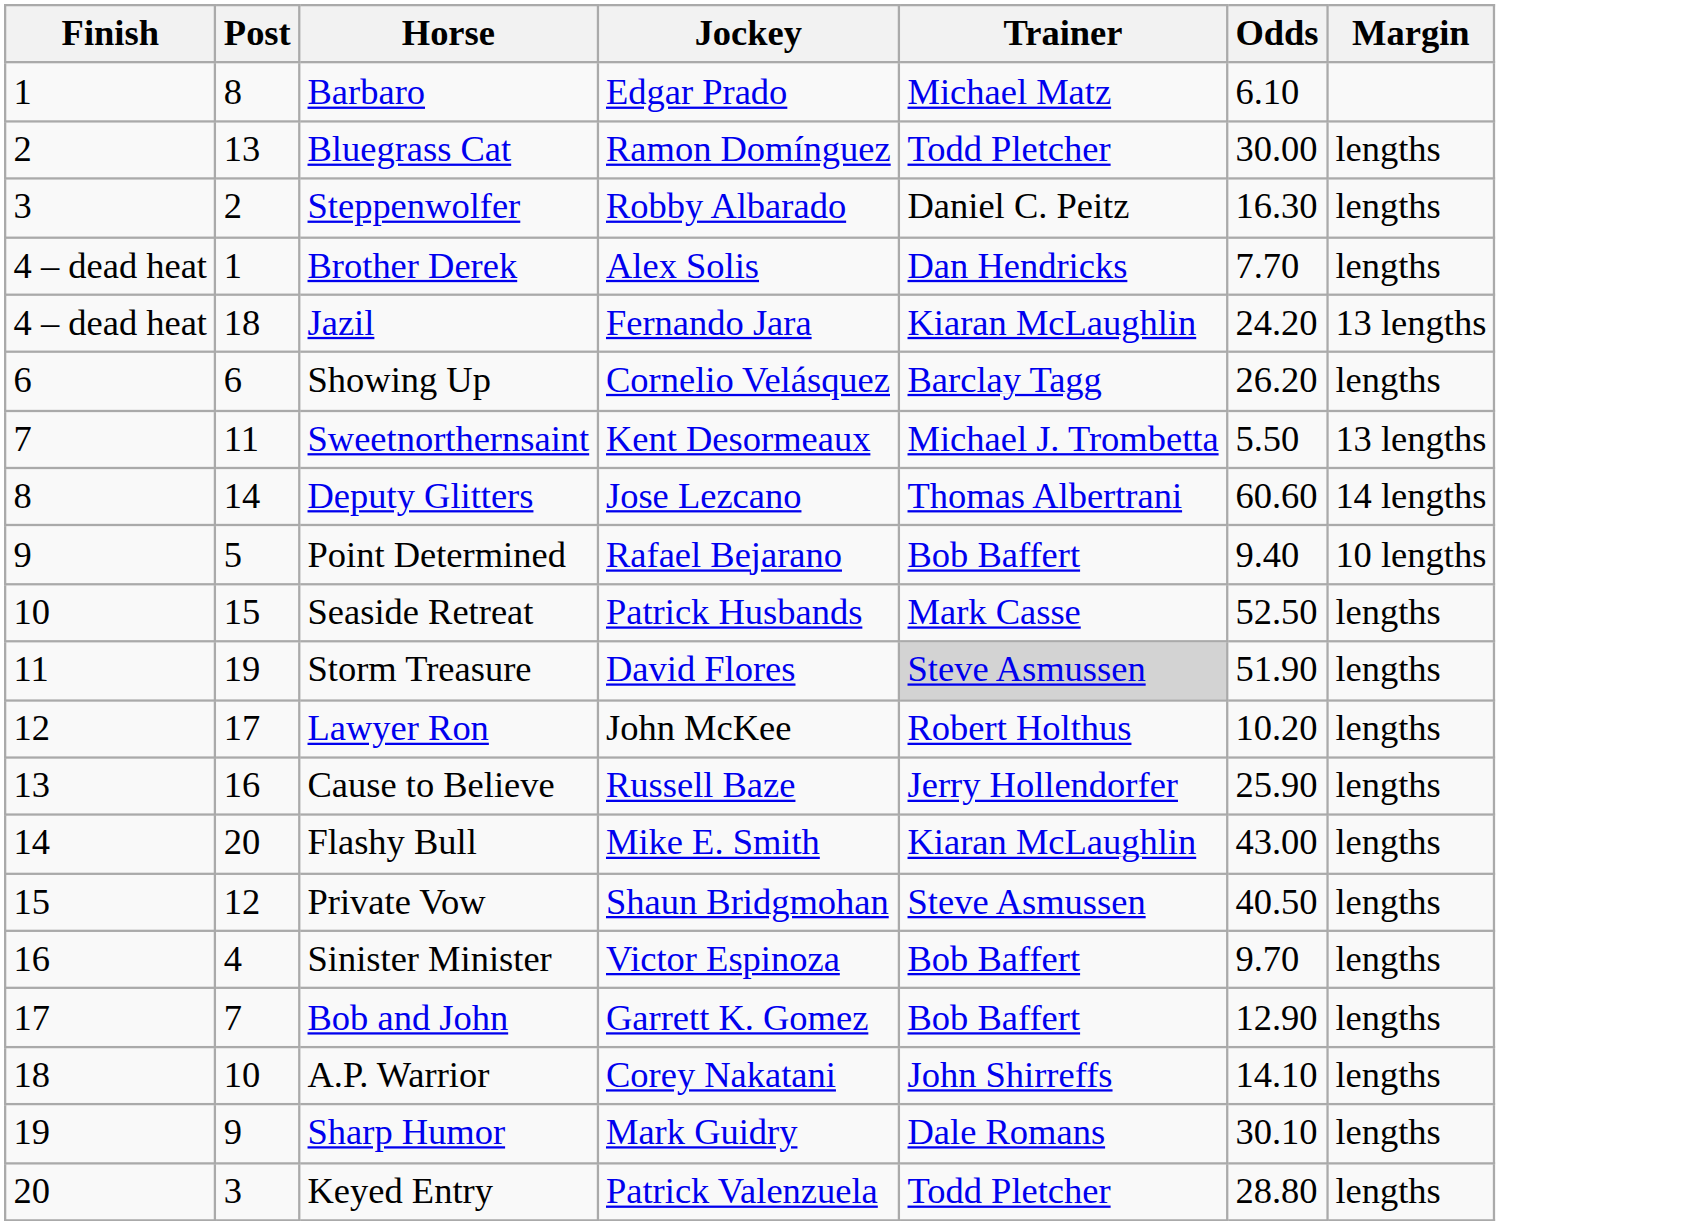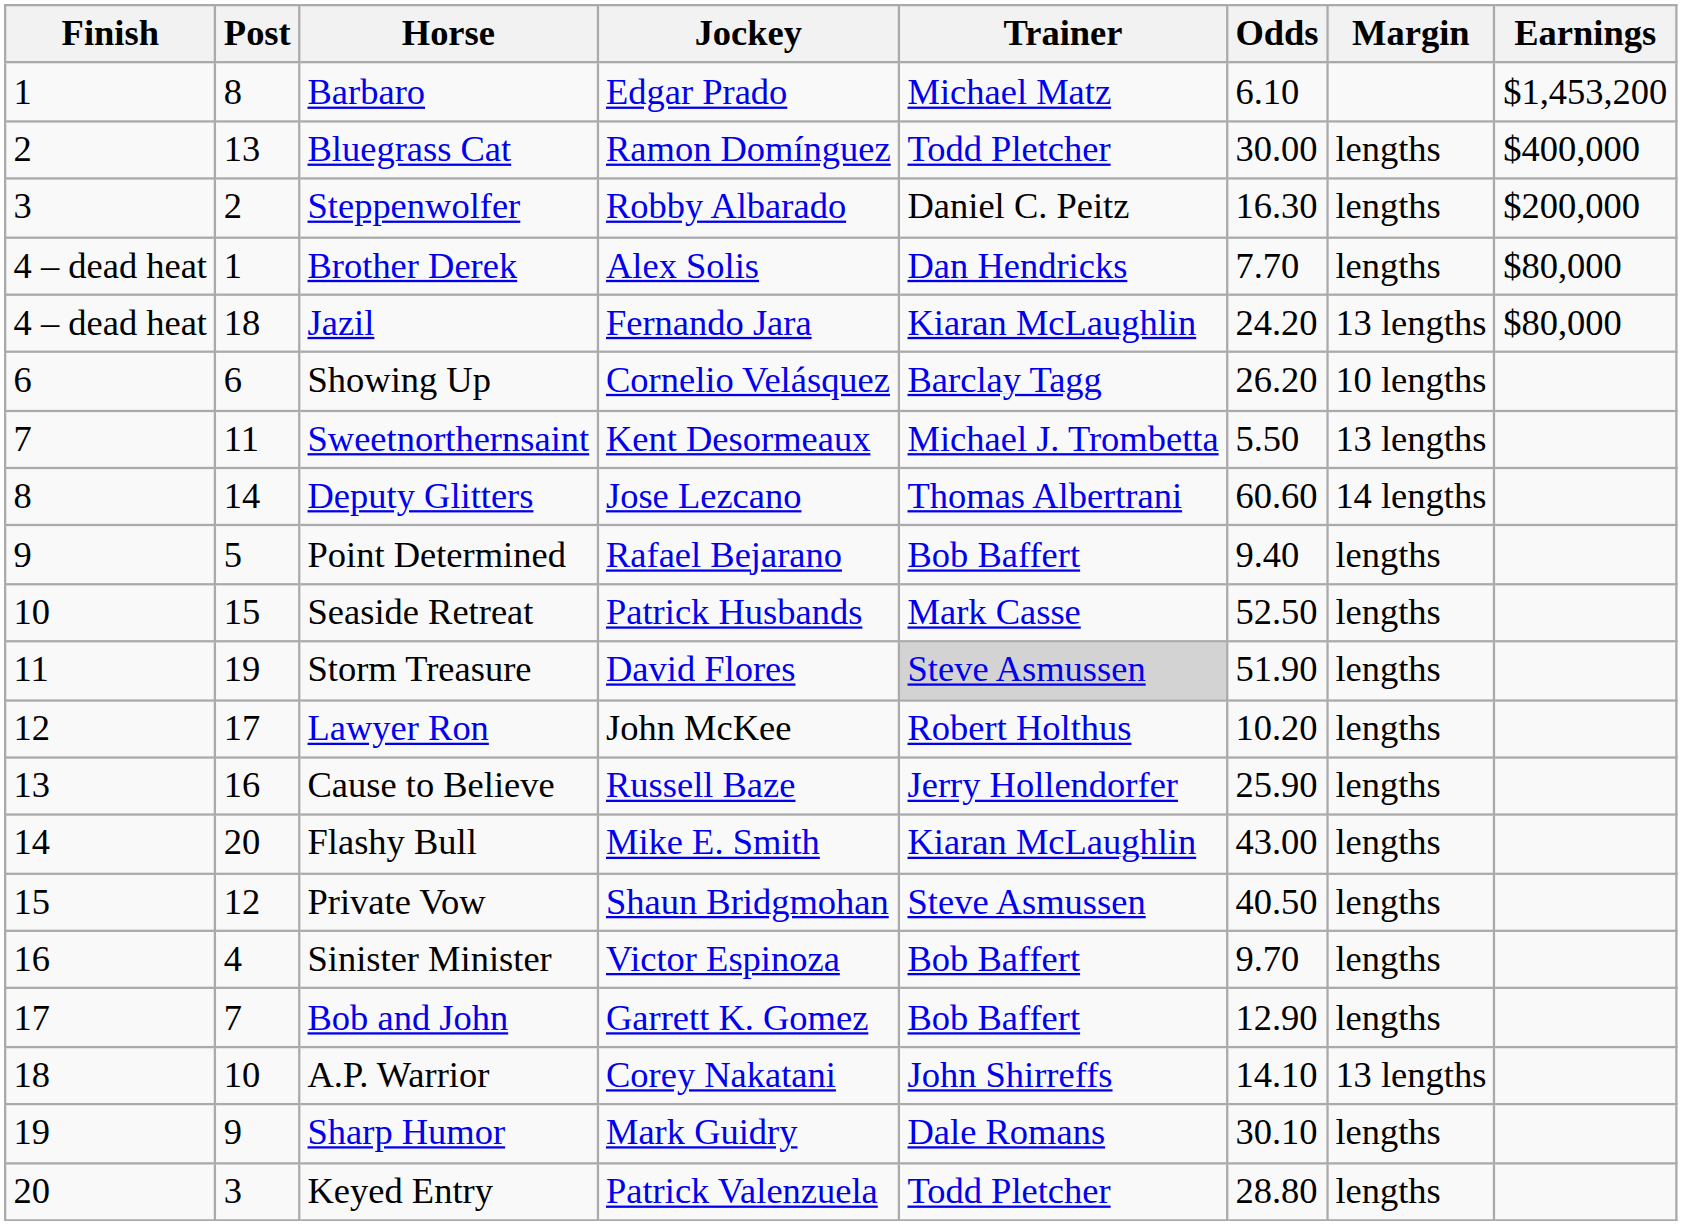+ column: (1585, 33)
(1388, 380) lengths -> (1411, 380) 10 lengths
(1411, 554) 10 lengths -> (1388, 554) lengths
(1388, 1074) lengths -> (1411, 1074) 13 lengths
